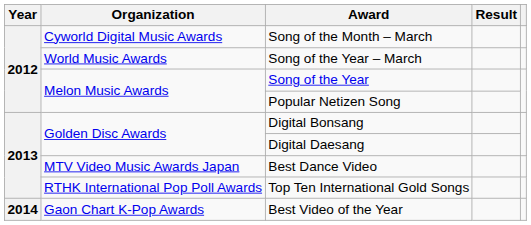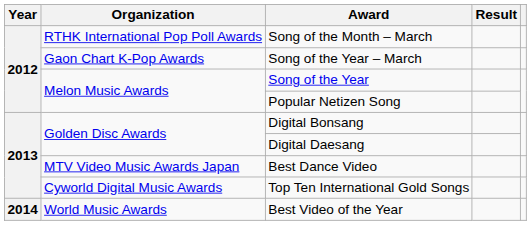(133, 36) Cyworld Digital Music Awards -> (153, 36) RTHK International Pop Poll Awards
(105, 58) World Music Awards -> (124, 58) Gaon Chart K-Pop Awards
(153, 187) RTHK International Pop Poll Awards -> (133, 187) Cyworld Digital Music Awards
(124, 209) Gaon Chart K-Pop Awards -> (105, 209) World Music Awards
